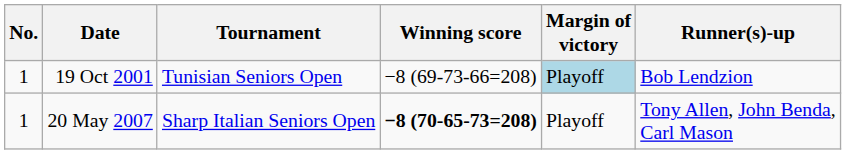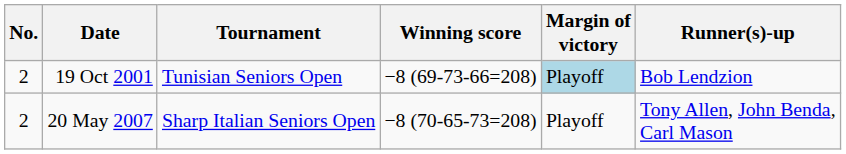(24, 76) 1 -> (24, 76) 2
(24, 121) 1 -> (24, 121) 2
(461, 121) bold -> (461, 121) normal
